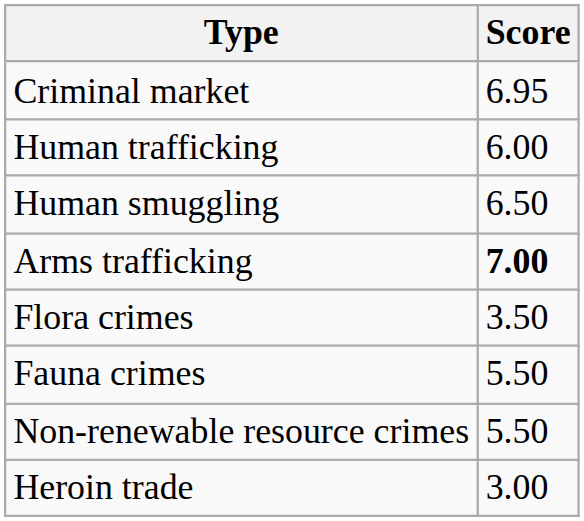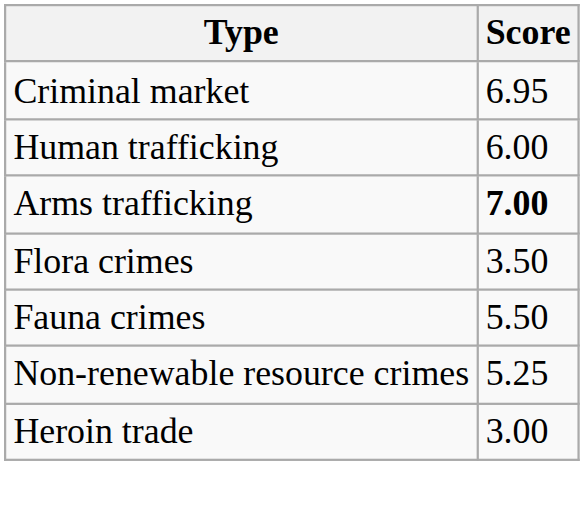- row: (146, 203)
(517, 430) 5.50 -> (517, 373) 5.25
